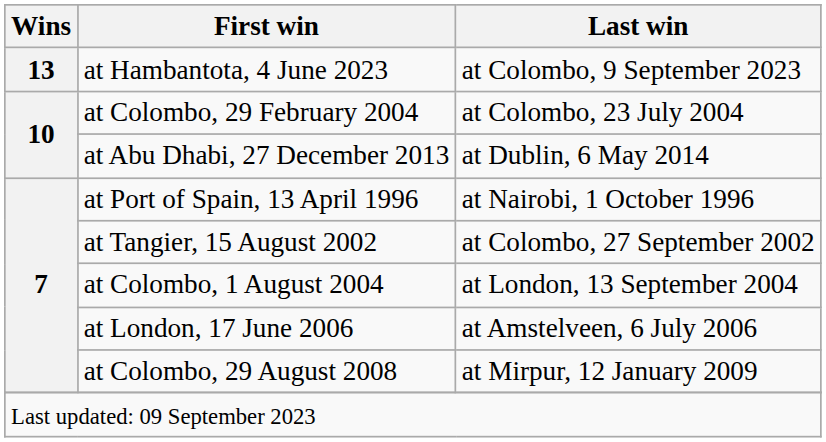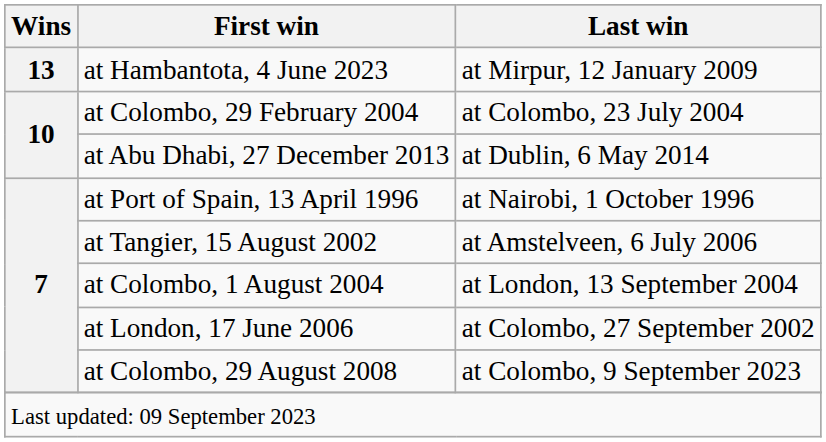(631, 69) at Colombo, 9 September 2023 -> (610, 69) at Mirpur, 12 January 2009
(638, 241) at Colombo, 27 September 2002 -> (609, 241) at Amstelveen, 6 July 2006
(609, 328) at Amstelveen, 6 July 2006 -> (638, 328) at Colombo, 27 September 2002
(610, 371) at Mirpur, 12 January 2009 -> (631, 371) at Colombo, 9 September 2023
